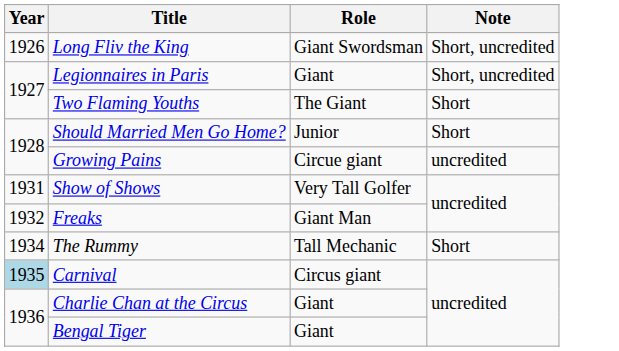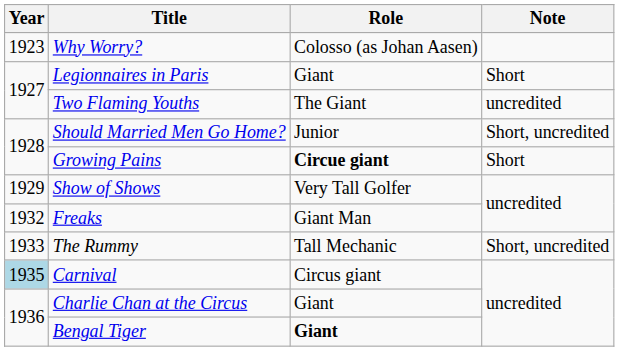+ row: (98, 47)
- row: (121, 47)
(493, 75) Short, uncredited -> (505, 75) Short
(451, 103) Short -> (524, 103) uncredited
(451, 132) Short -> (548, 132) Short, uncredited
(338, 160) normal -> (341, 160) bold
(469, 160) uncredited -> (505, 160) Short
(27, 189) 1931 -> (27, 189) 1929
(27, 246) 1934 -> (27, 246) 1933
(451, 246) Short -> (548, 246) Short, uncredited
(314, 331) normal -> (316, 331) bold
